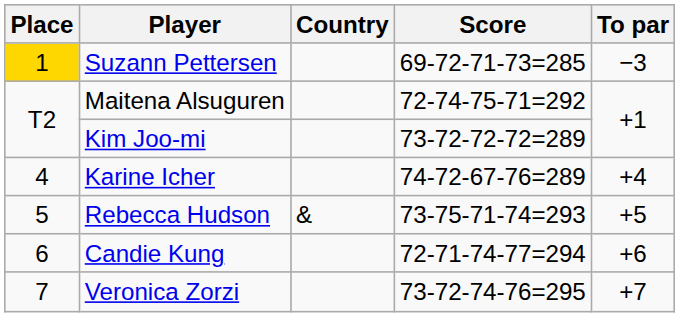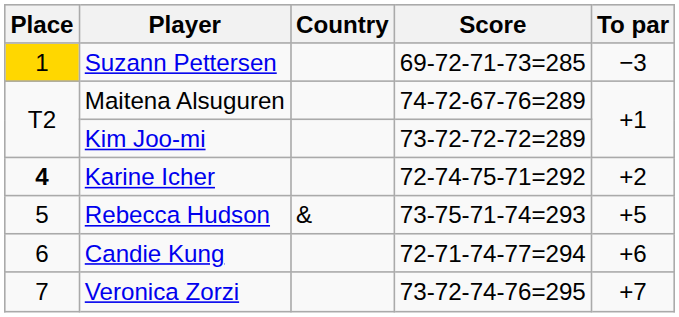(493, 101) 72-74-75-71=292 -> (493, 101) 74-72-67-76=289
(42, 177) normal -> (42, 177) bold
(493, 177) 74-72-67-76=289 -> (493, 177) 72-74-75-71=292
(633, 177) +4 -> (633, 177) +2
